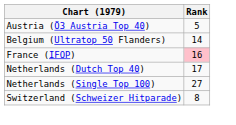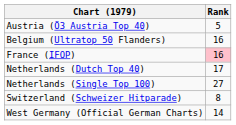(197, 40) 14 -> (218, 40) 16
+ row: (105, 112)
